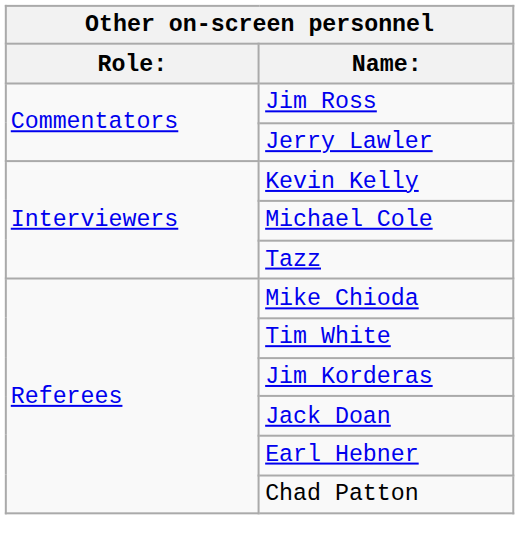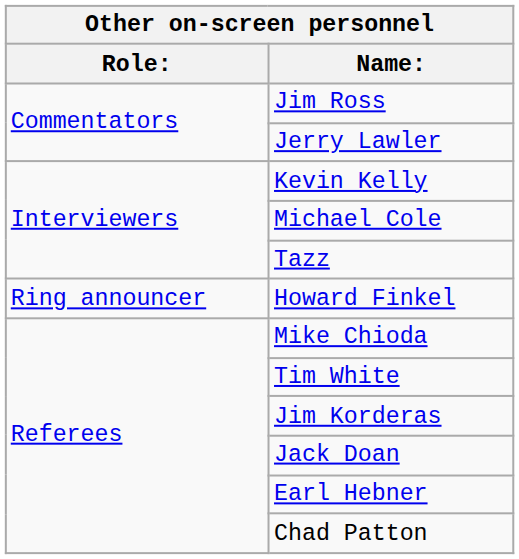+ row: (365, 299)
